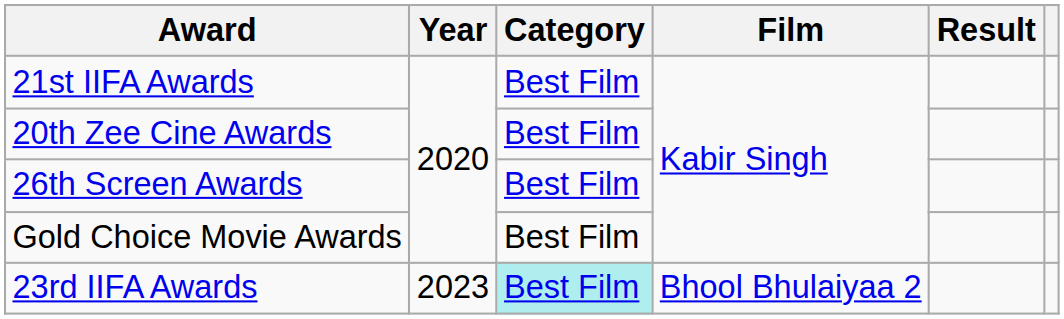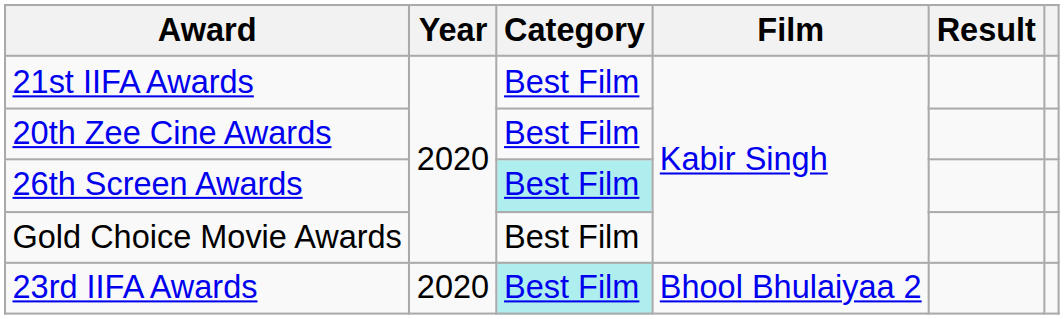(572, 184) no background -> (572, 184) paleturquoise background
(453, 287) 2023 -> (453, 287) 2020
